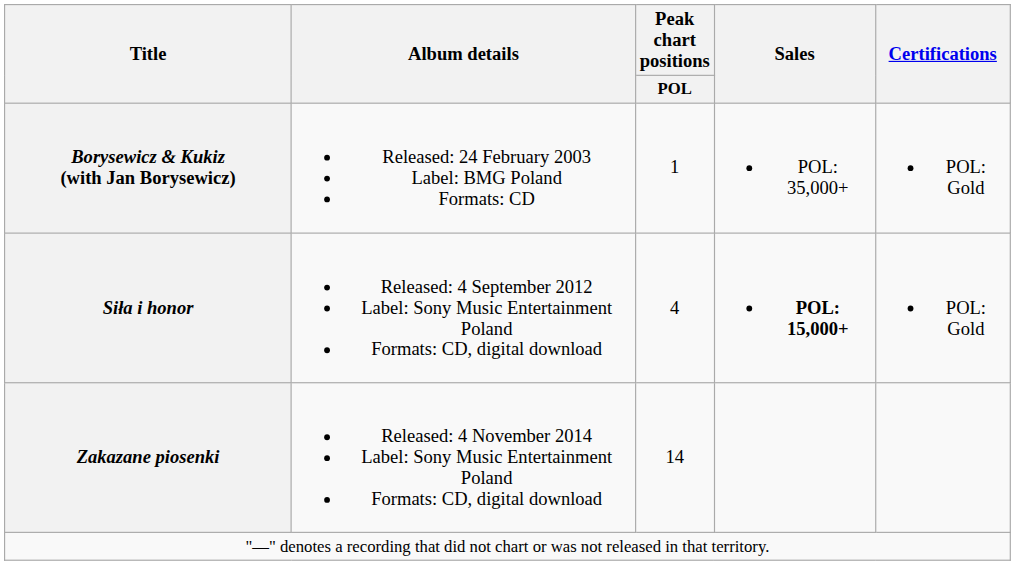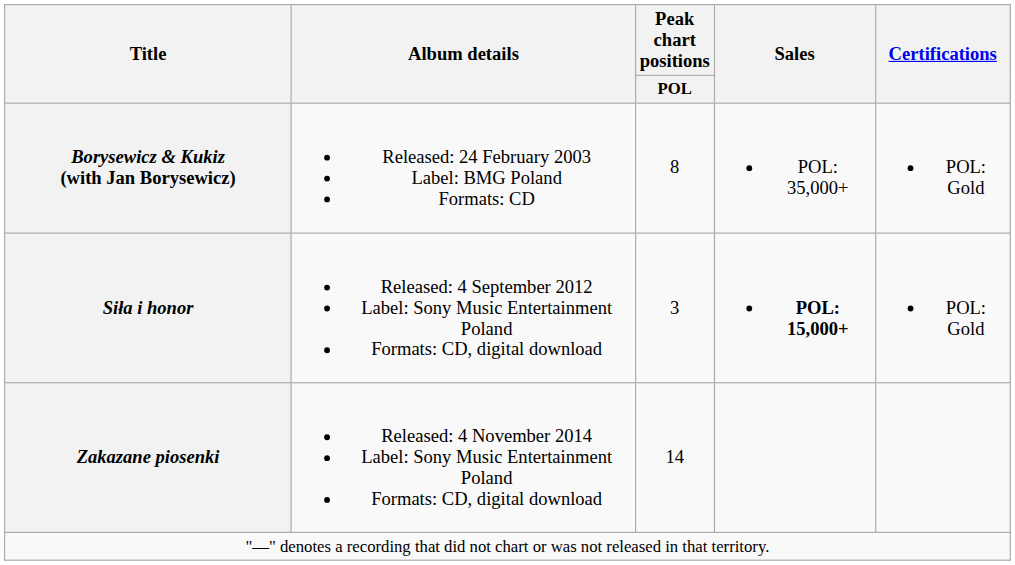(675, 167) 1 -> (675, 167) 8
(675, 307) 4 -> (675, 307) 3
